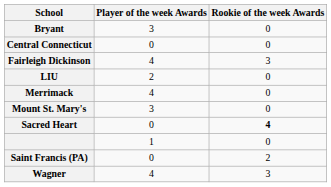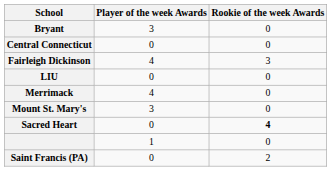(152, 77) 2 -> (152, 77) 0
- row: (49, 174)
